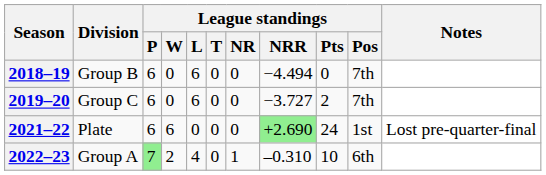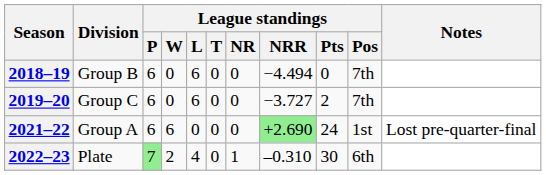(95, 128) Plate -> (108, 128) Group A
(108, 156) Group A -> (95, 156) Plate
(329, 156) 10 -> (329, 156) 30
